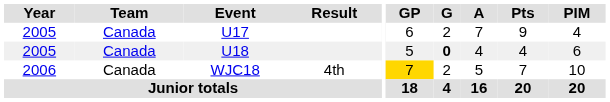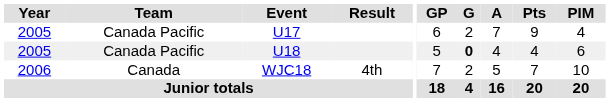(129, 32) Canada -> (154, 32) Canada Pacific
(129, 51) Canada -> (154, 51) Canada Pacific
(410, 69) gold background -> (437, 69) no background
